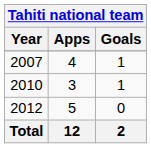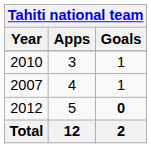rows swapped: (26, 62) <-> (26, 85)
(121, 108) normal -> (121, 108) bold
